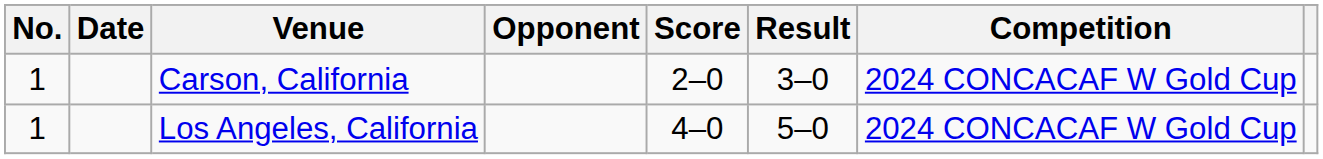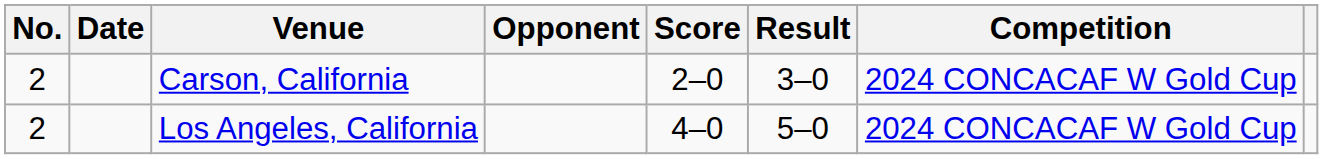(37, 78) 1 -> (37, 78) 2
(37, 128) 1 -> (37, 128) 2
